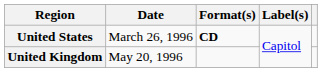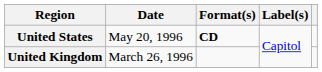(151, 36) March 26, 1996 -> (145, 36) May 20, 1996
(145, 57) May 20, 1996 -> (151, 57) March 26, 1996
